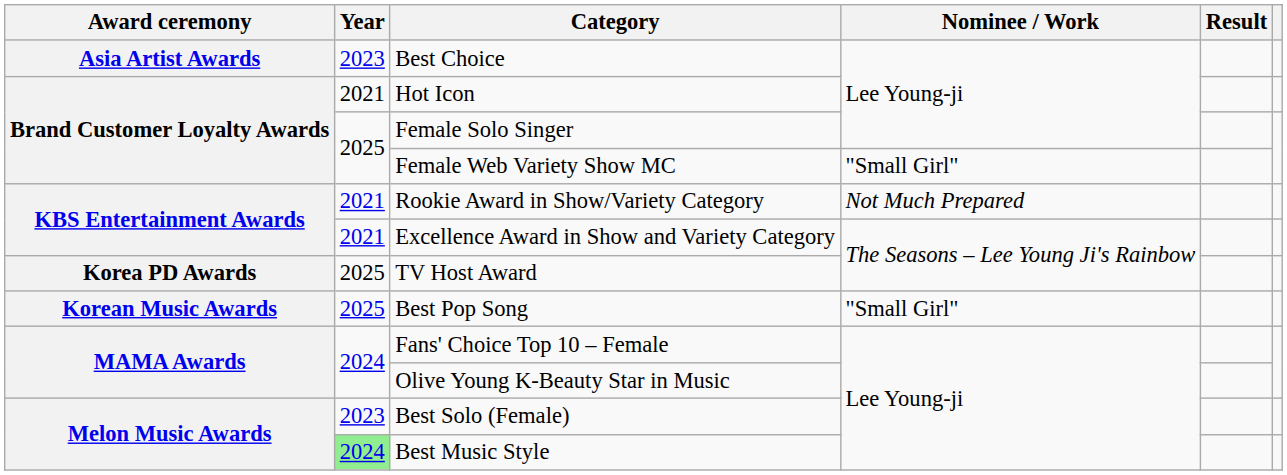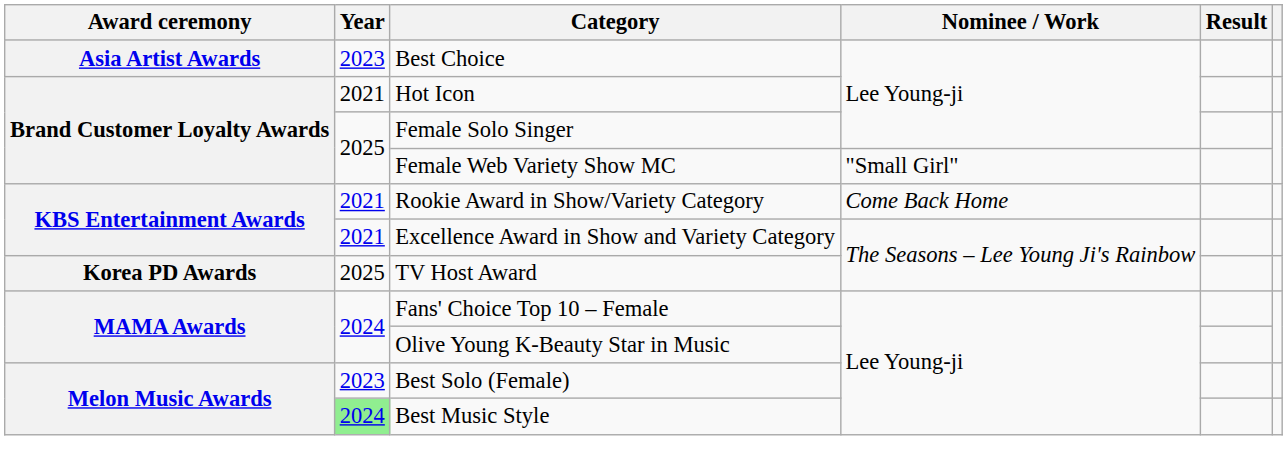(935, 201) Not Much Prepared -> (927, 201) Come Back Home
- row: (462, 308)
